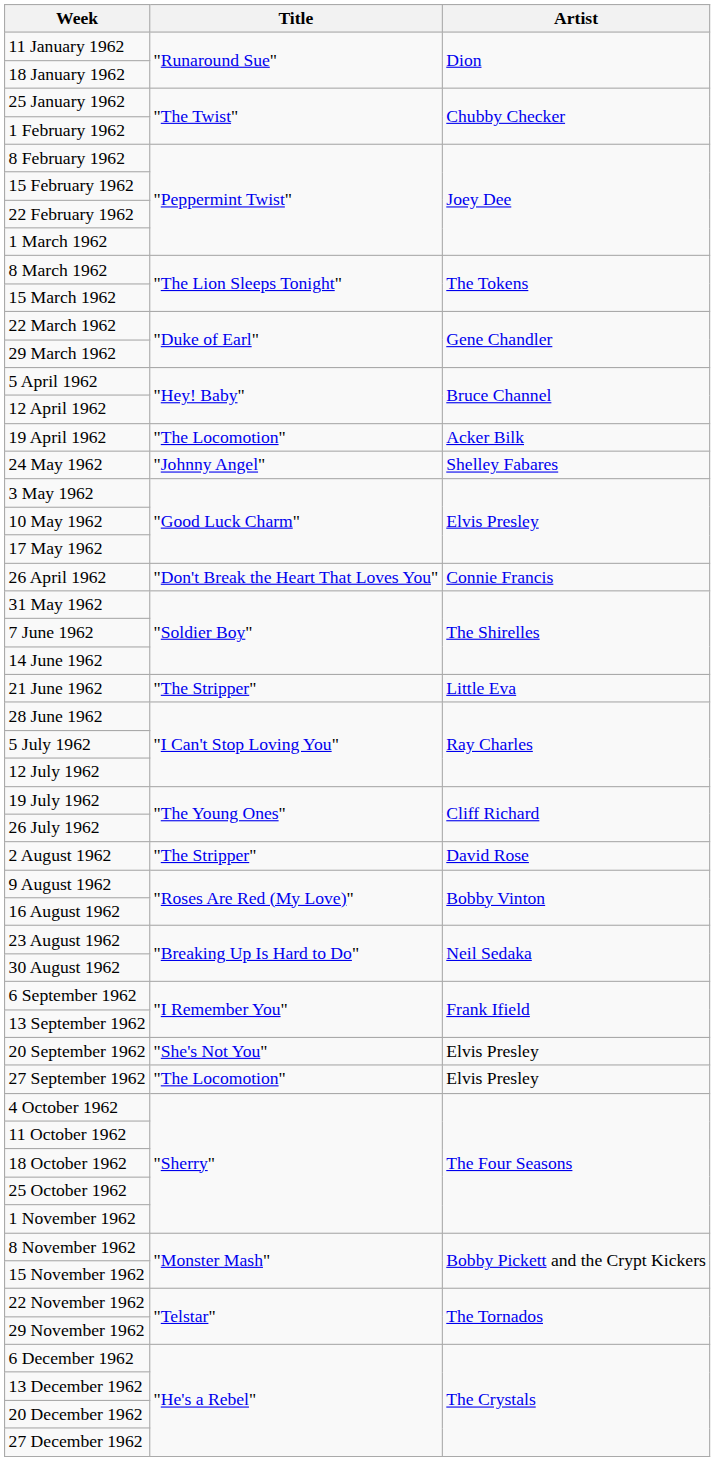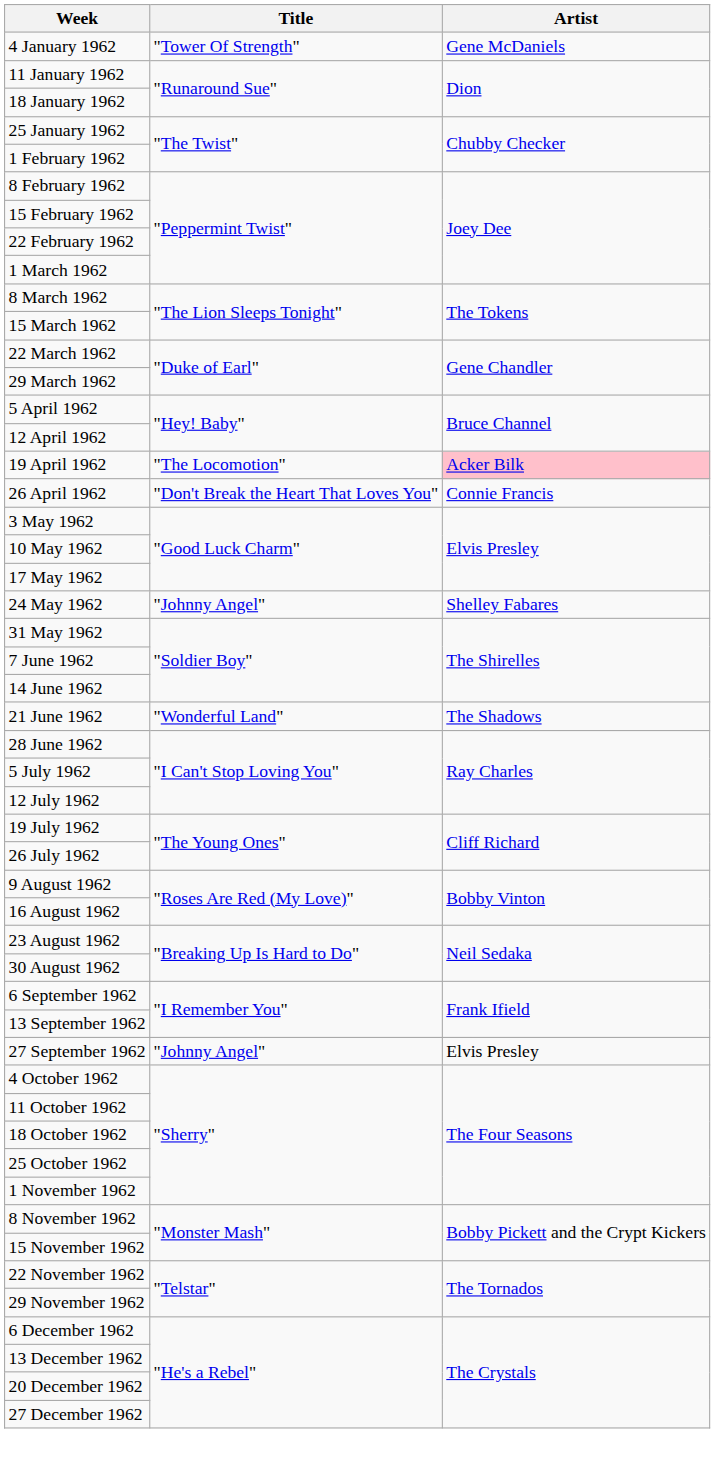+ row: (62, 46)
(485, 437) no background -> (485, 465) pink background
rows swapped: (57, 576) <-> (56, 465)
(205, 688) "The Stripper" -> (218, 716) "Wonderful Land"
(481, 688) Little Eva -> (494, 716) The Shadows
- row: (60, 855)
- row: (77, 1051)
(220, 1079) "The Locomotion" -> (209, 1051) "Johnny Angel"
